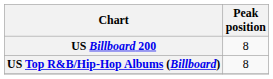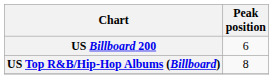(246, 45) 8 -> (246, 45) 6
